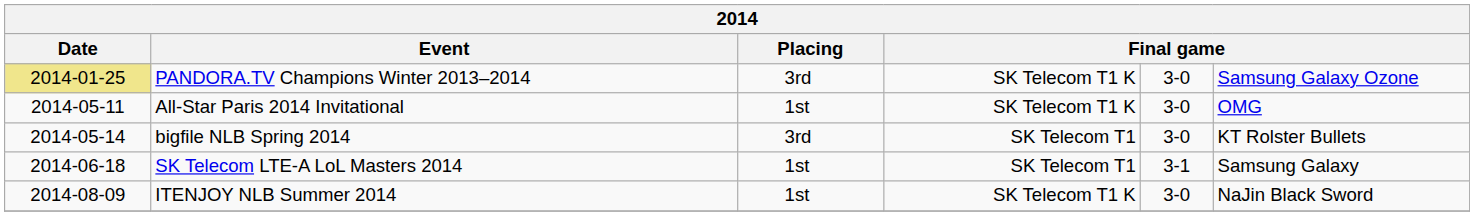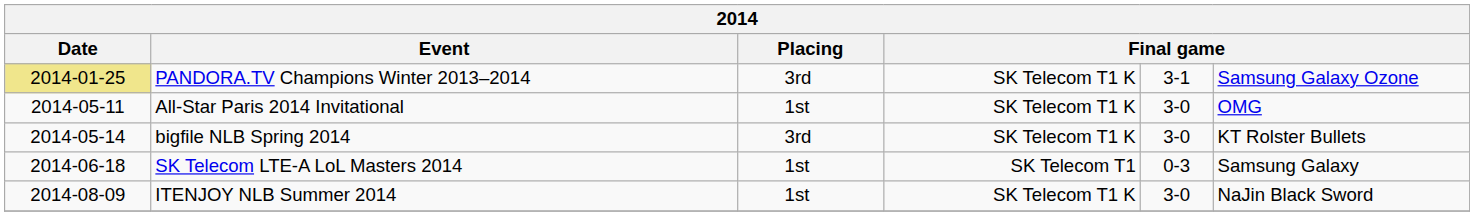(1177, 78) 3-0 -> (1177, 78) 3-1
(1073, 136) SK Telecom T1 -> (1064, 136) SK Telecom T1 K
(1177, 166) 3-1 -> (1177, 166) 0-3
